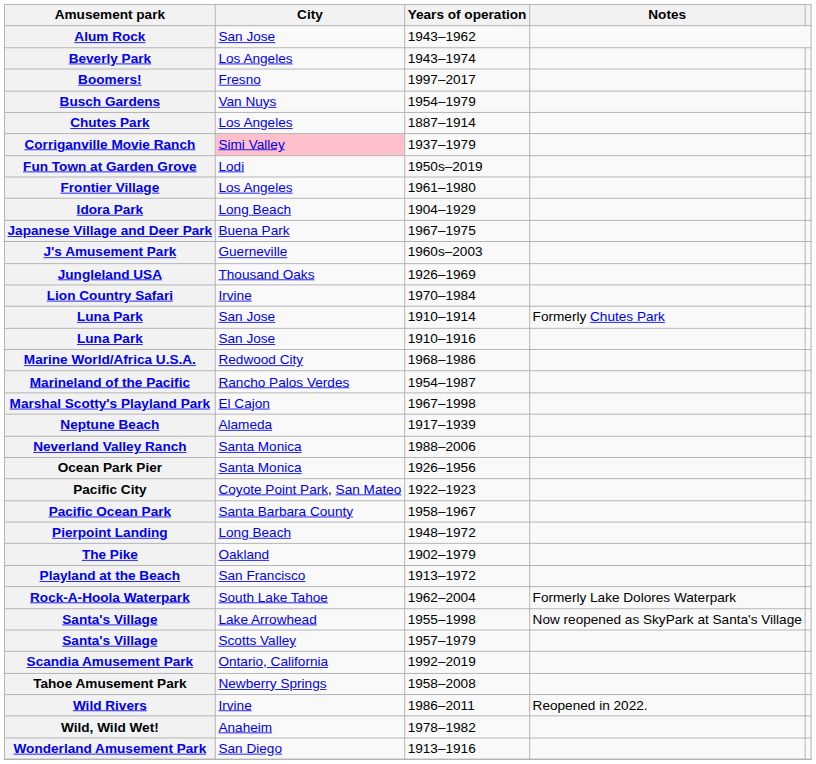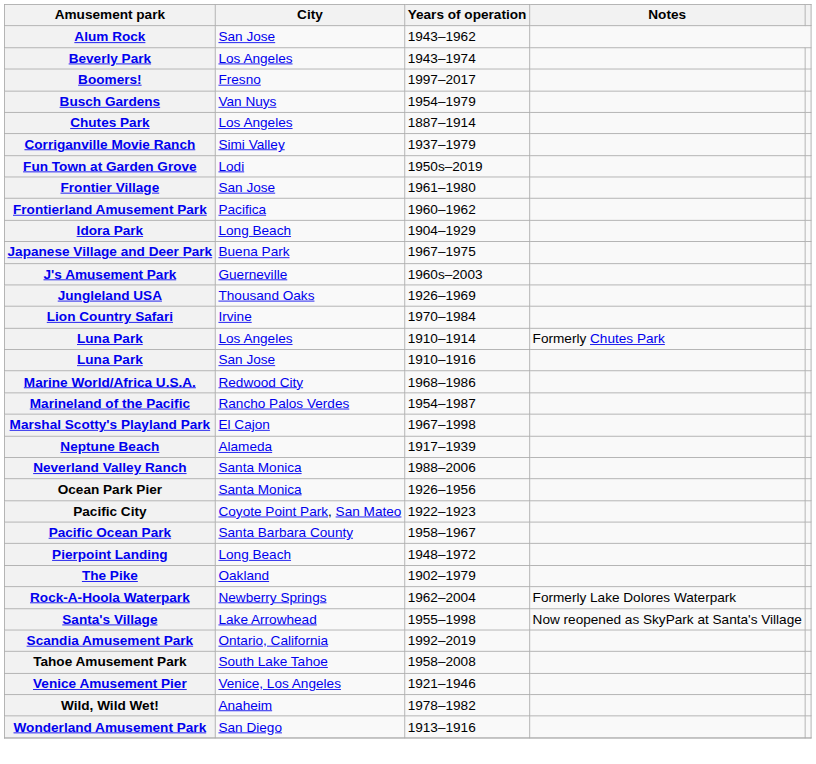(252, 144) pink background -> (252, 144) no background
(256, 187) Los Angeles -> (247, 187) San Jose
+ row: (110, 209)
(247, 317) San Jose -> (256, 338) Los Angeles
- row: (110, 576)
(273, 597) South Lake Tahoe -> (272, 597) Newberry Springs
- row: (110, 640)
(272, 683) Newberry Springs -> (273, 662) South Lake Tahoe
+ row: (110, 683)
- row: (110, 705)
